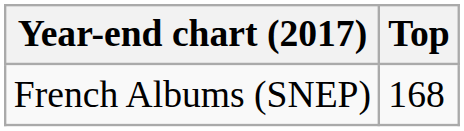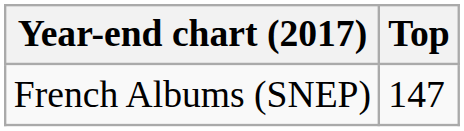(417, 93) 168 -> (417, 93) 147
